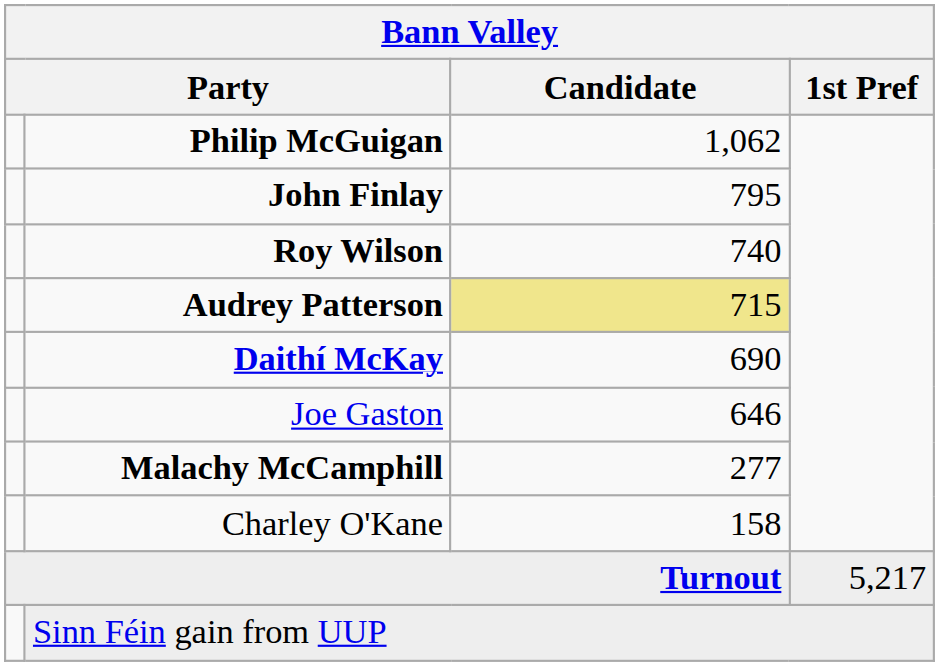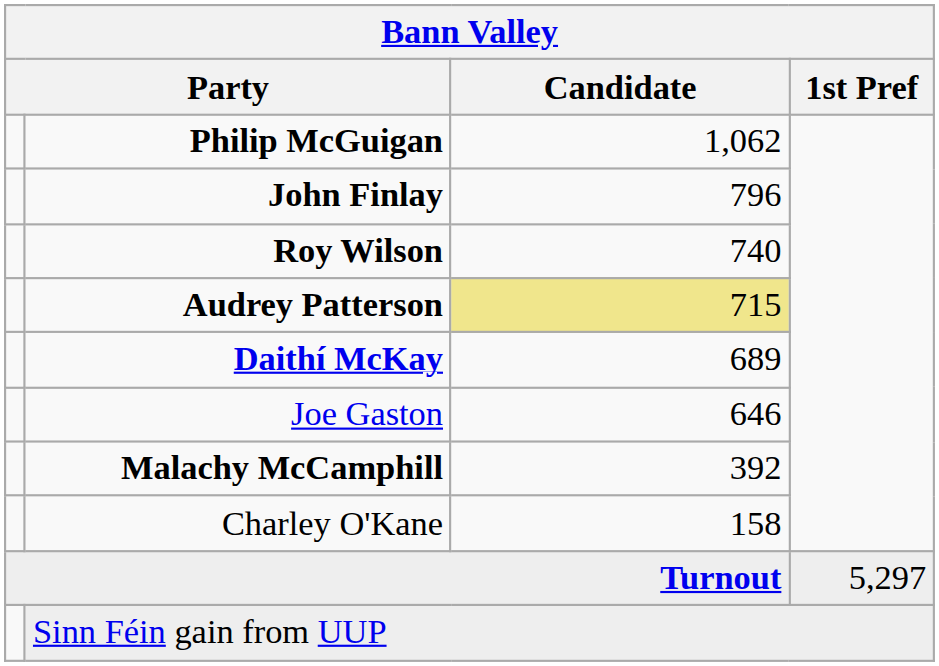(756, 195) 795 -> (756, 195) 796
(756, 359) 690 -> (756, 359) 689
(756, 468) 277 -> (756, 468) 392
(888, 577) 5,217 -> (888, 577) 5,297
